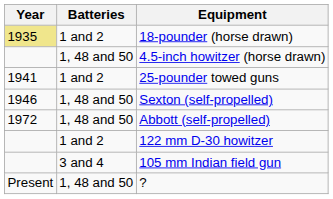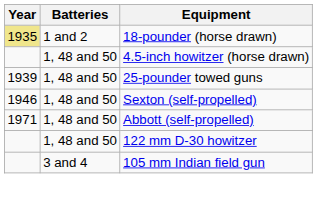(22, 78) 1941 -> (22, 78) 1939
(82, 78) 1 and 2 -> (80, 78) 1, 48 and 50
(22, 120) 1972 -> (22, 120) 1971
(82, 141) 1 and 2 -> (80, 141) 1, 48 and 50
- row: (143, 183)
